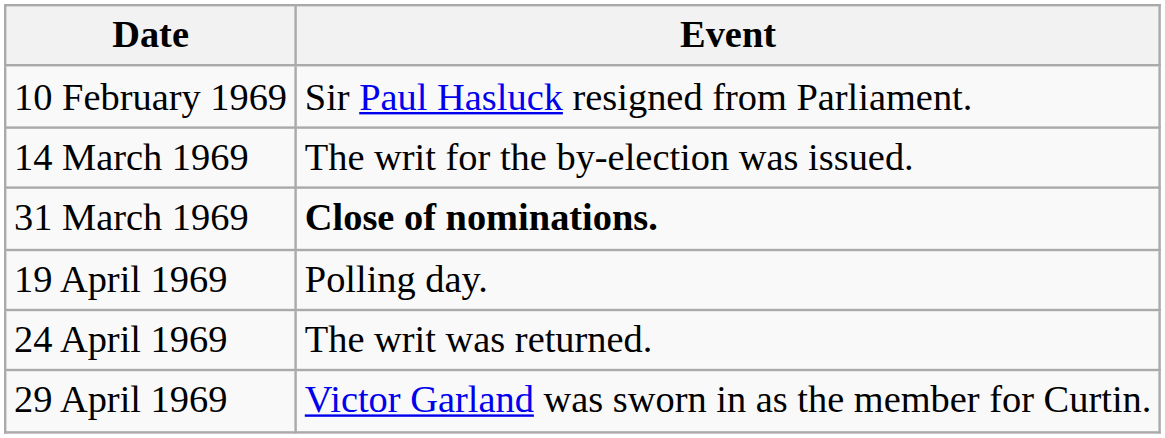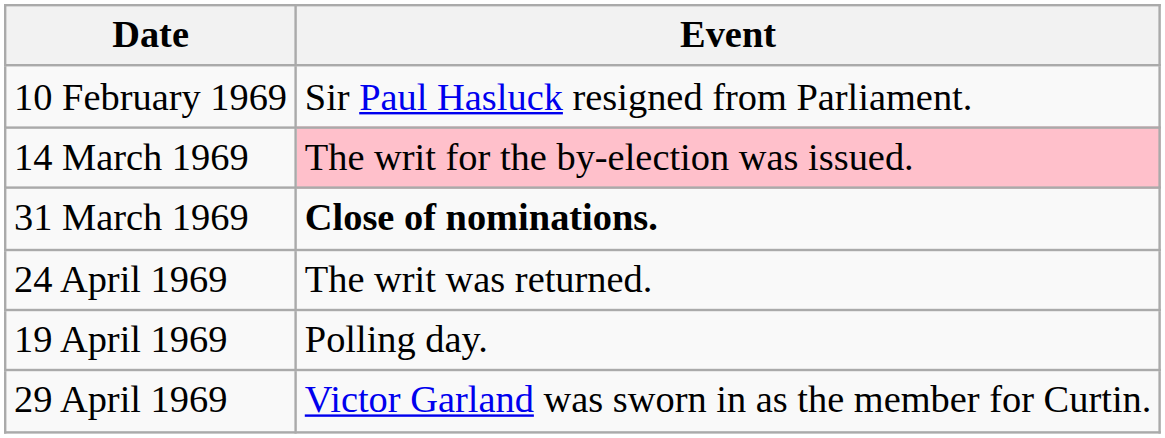(609, 156) no background -> (609, 156) pink background
rows swapped: (121, 278) <-> (121, 339)
